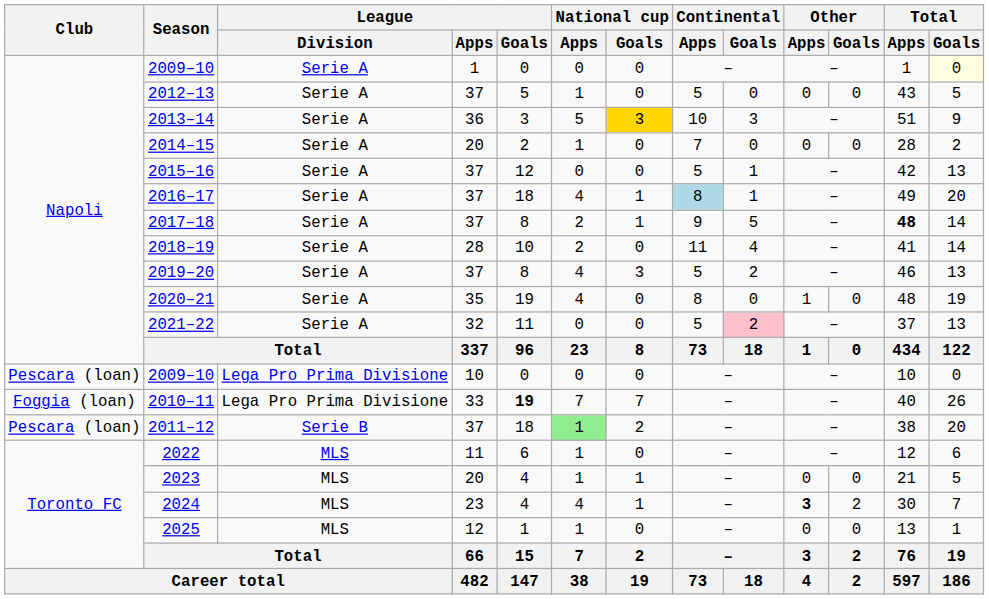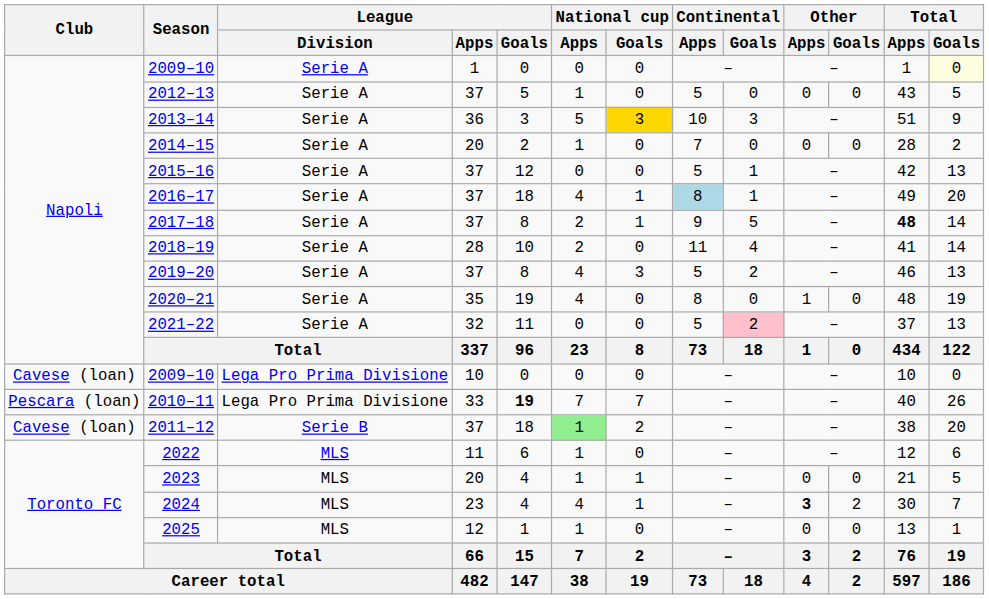(74, 376) Pescara (loan) -> (74, 376) Cavese (loan)
(74, 402) Foggia (loan) -> (74, 402) Pescara (loan)
(74, 428) Pescara (loan) -> (74, 428) Cavese (loan)
